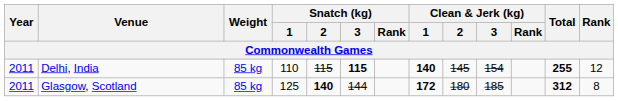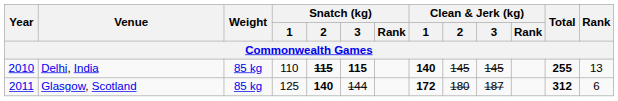(21, 68) 2011 -> (21, 68) 2010
(323, 68) normal -> (323, 68) bold
(494, 68) 154 -> (494, 68) 145
(596, 68) 12 -> (596, 68) 13
(494, 86) 185 -> (494, 86) 187
(596, 86) 8 -> (596, 86) 6
